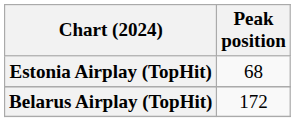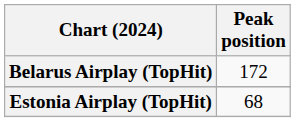rows swapped: (111, 101) <-> (111, 71)
